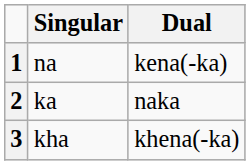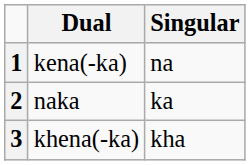columns swapped: (78, 23) <-> (187, 23)
